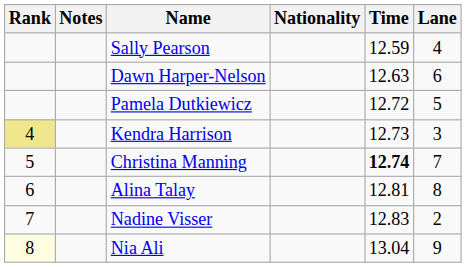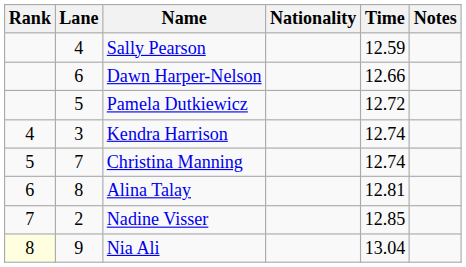columns swapped: (437, 18) <-> (81, 18)
(389, 76) 12.63 -> (385, 76) 12.66
(30, 133) khaki background -> (30, 133) no background
(389, 133) 12.73 -> (385, 133) 12.74
(389, 162) bold -> (385, 162) normal
(389, 219) 12.83 -> (385, 219) 12.85
